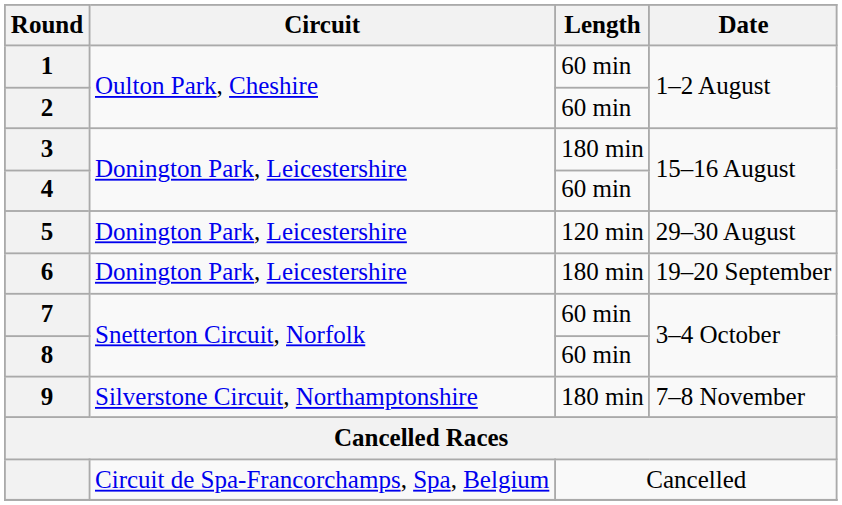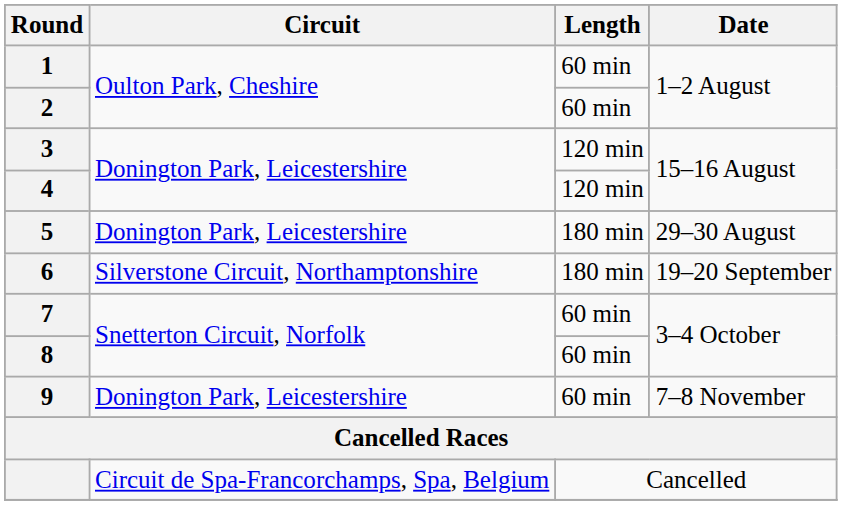(603, 148) 180 min -> (603, 148) 120 min
(596, 189) 60 min -> (603, 189) 120 min
(603, 231) 120 min -> (603, 231) 180 min
(251, 272) Donington Park, Leicestershire -> (286, 272) Silverstone Circuit, Northamptonshire
(286, 396) Silverstone Circuit, Northamptonshire -> (251, 396) Donington Park, Leicestershire
(603, 396) 180 min -> (596, 396) 60 min
